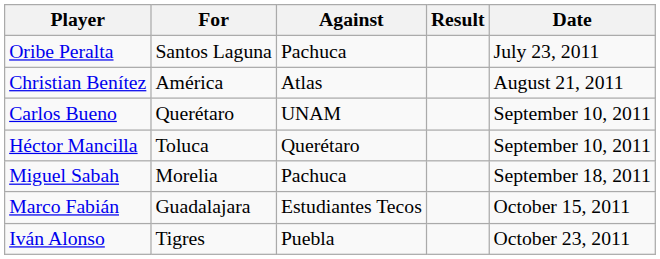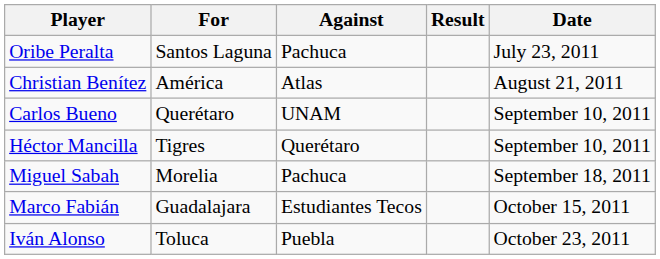(182, 144) Toluca -> (180, 144) Tigres
(180, 238) Tigres -> (182, 238) Toluca
